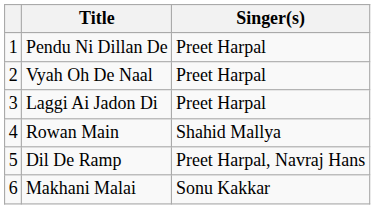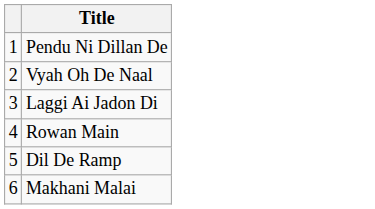- column: (271, 18)
